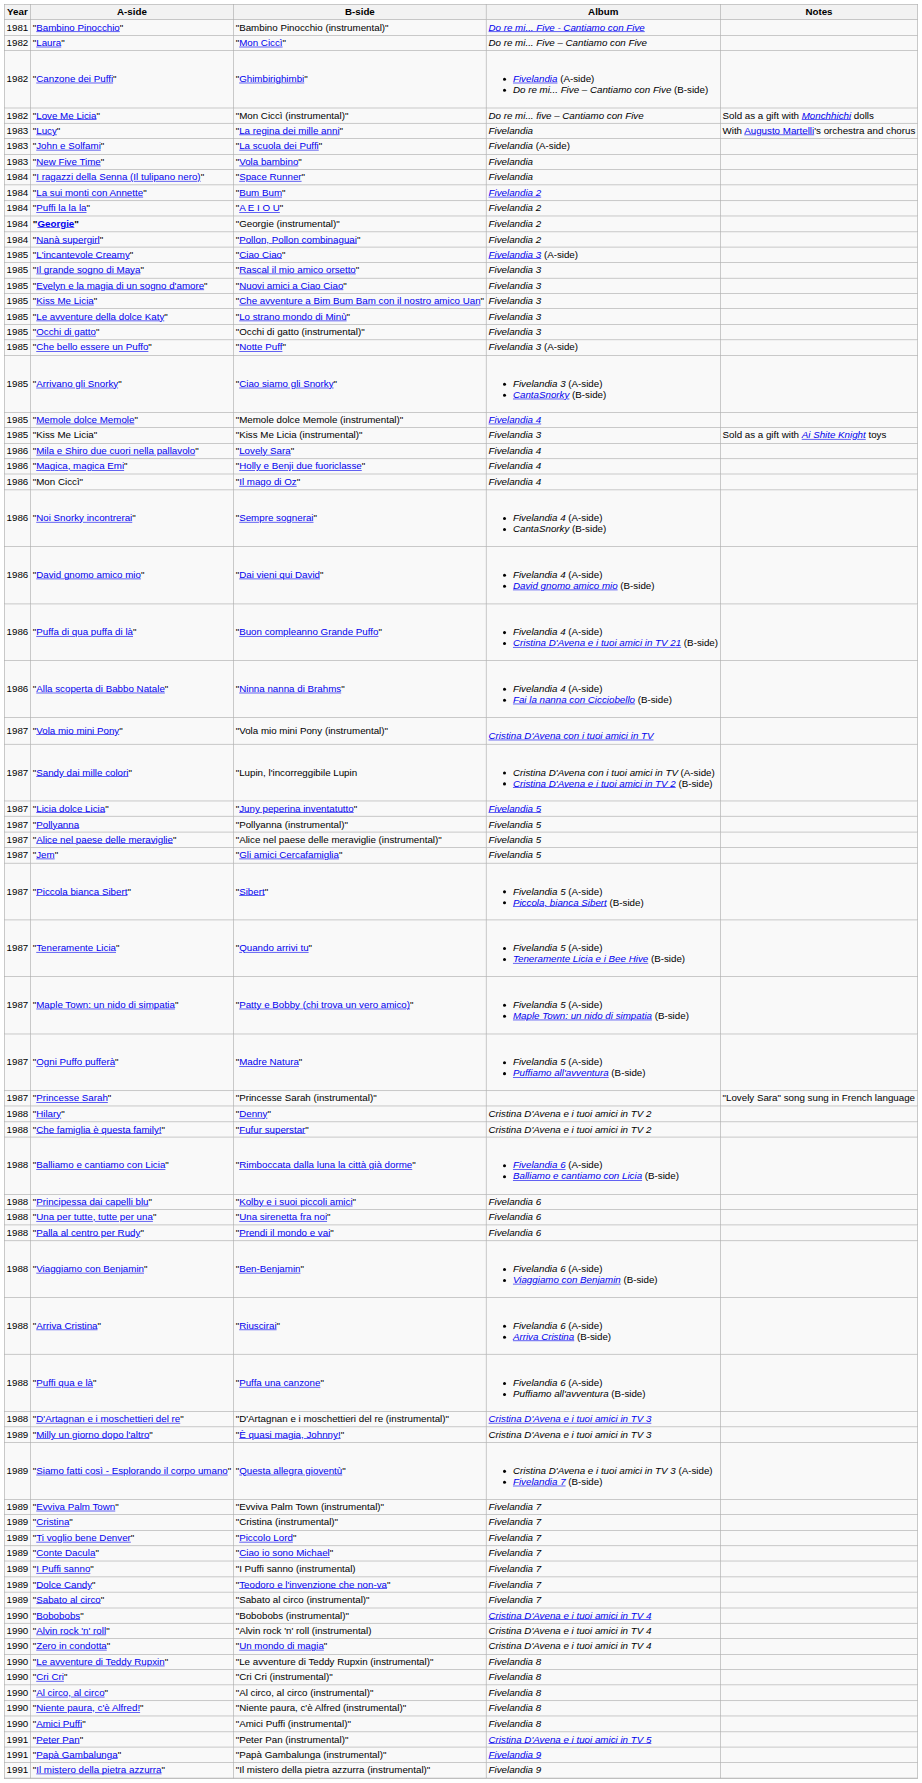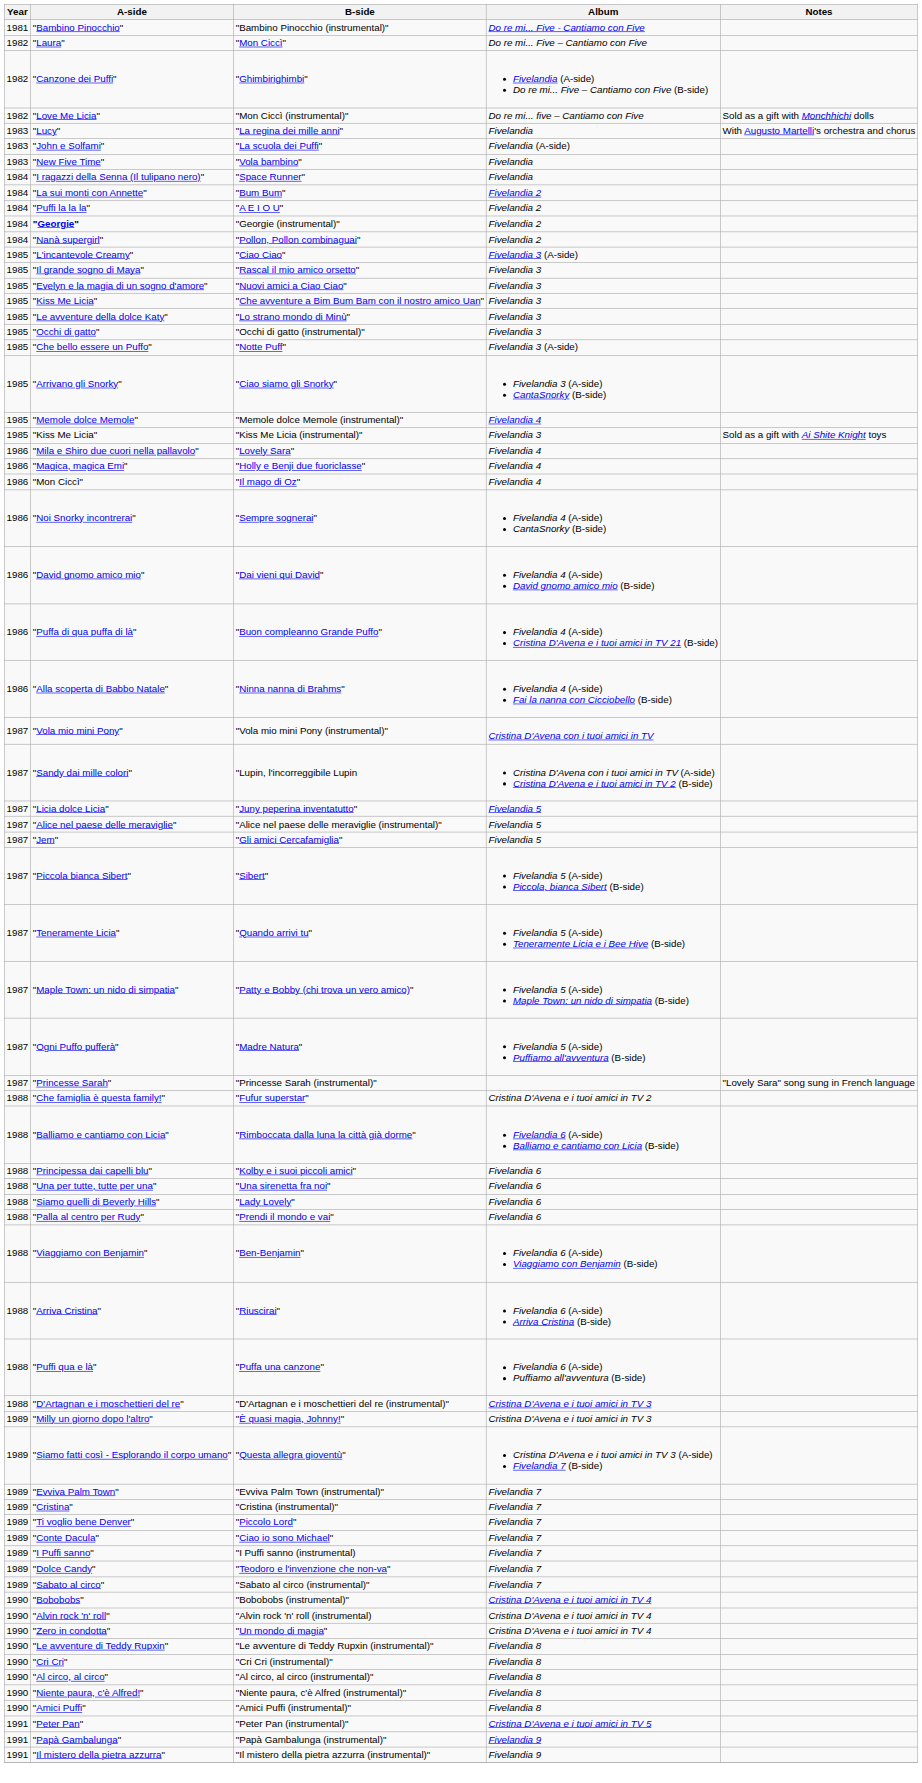- row: (292, 824)
- row: (253, 1114)
+ row: (265, 1202)
